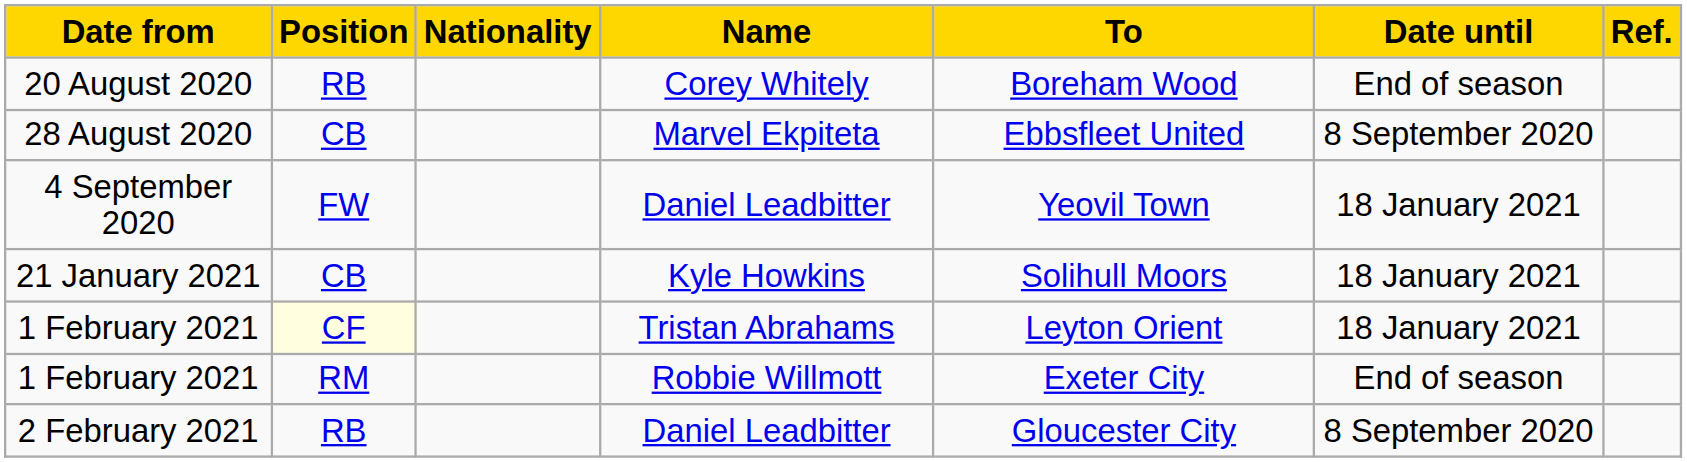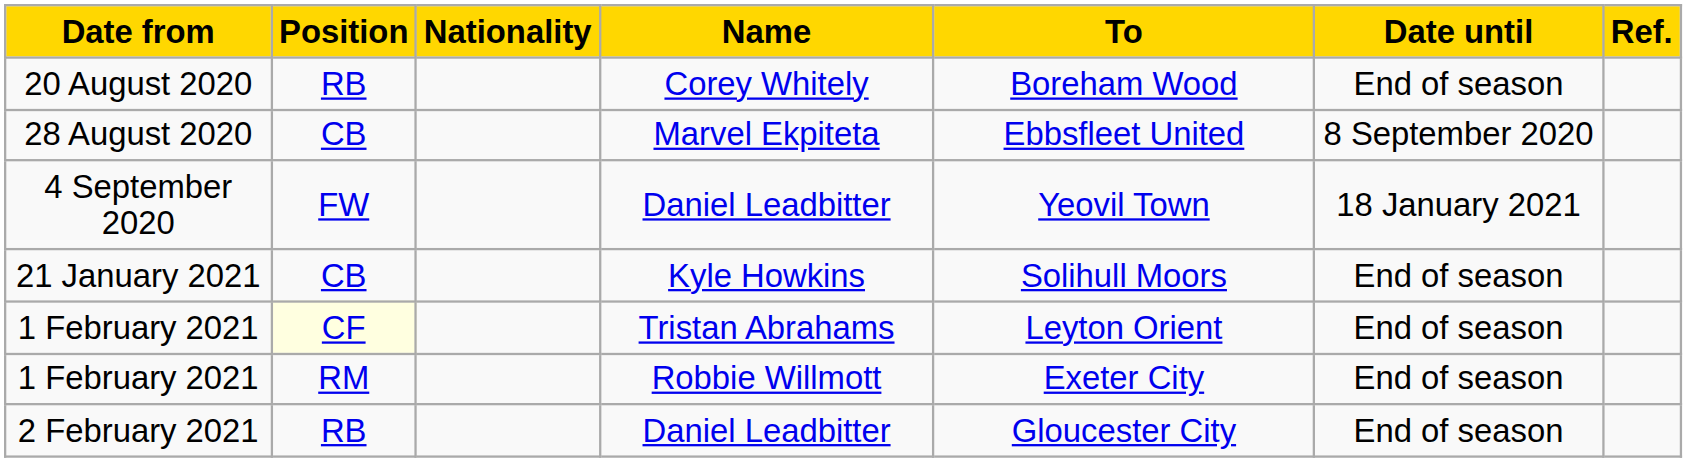(1459, 275) 18 January 2021 -> (1459, 275) End of season
(1459, 327) 18 January 2021 -> (1459, 327) End of season
(1459, 431) 8 September 2020 -> (1459, 431) End of season
